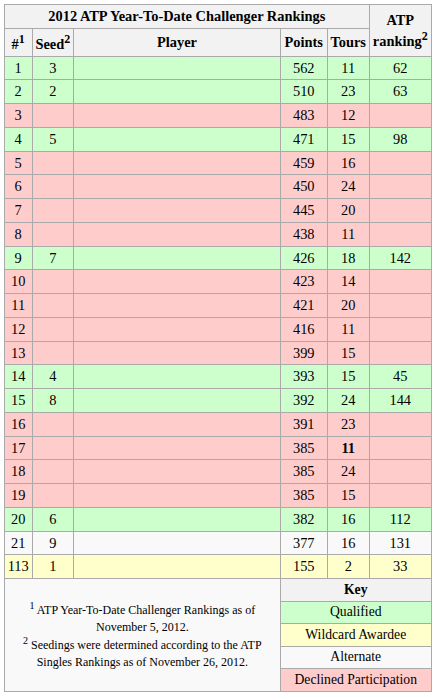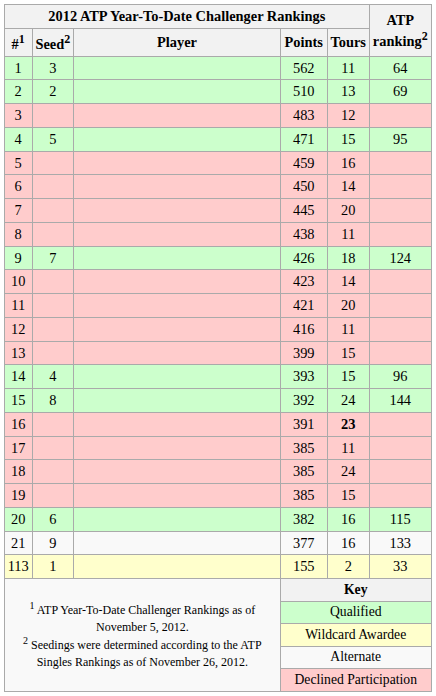(400, 68) 62 -> (400, 68) 64
(348, 91) 23 -> (348, 91) 13
(400, 91) 63 -> (400, 91) 69
(400, 139) 98 -> (400, 139) 95
(348, 186) 24 -> (348, 186) 14
(400, 258) 142 -> (400, 258) 124
(400, 376) 45 -> (400, 376) 96
(348, 424) normal -> (348, 424) bold
(348, 448) bold -> (348, 448) normal
(400, 519) 112 -> (400, 519) 115
(400, 543) 131 -> (400, 543) 133
